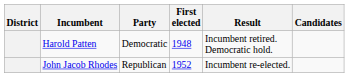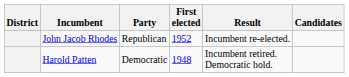rows swapped: (80, 65) <-> (69, 44)
